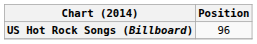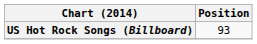(224, 30) 96 -> (224, 30) 93
